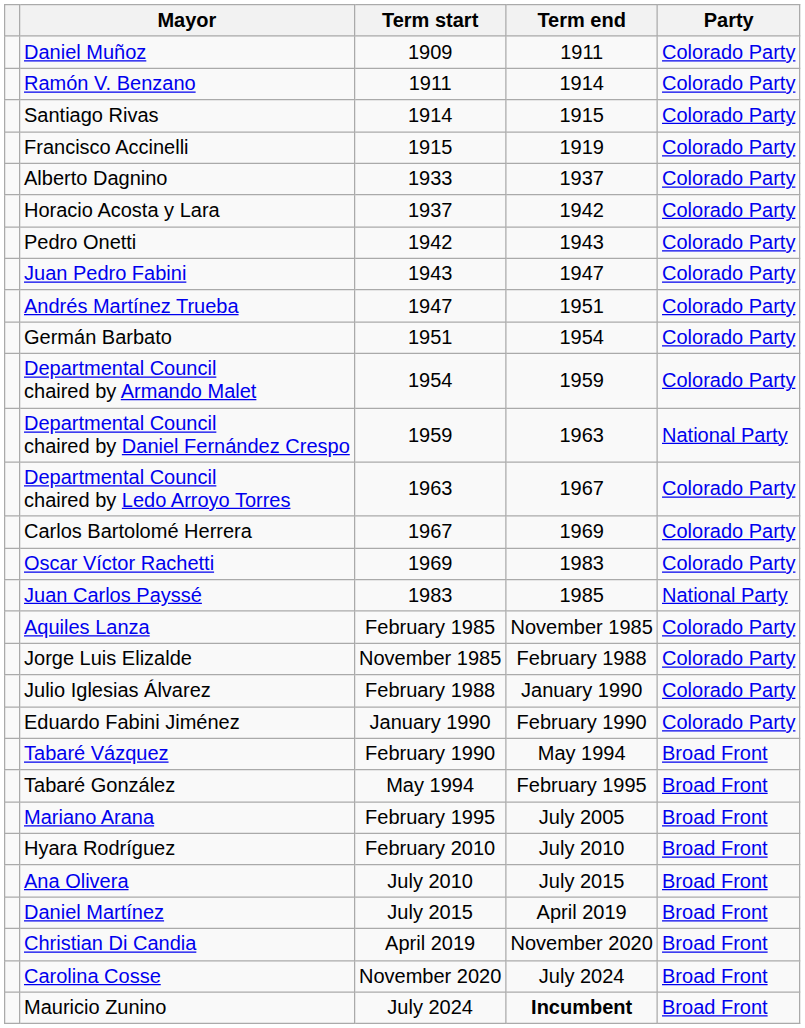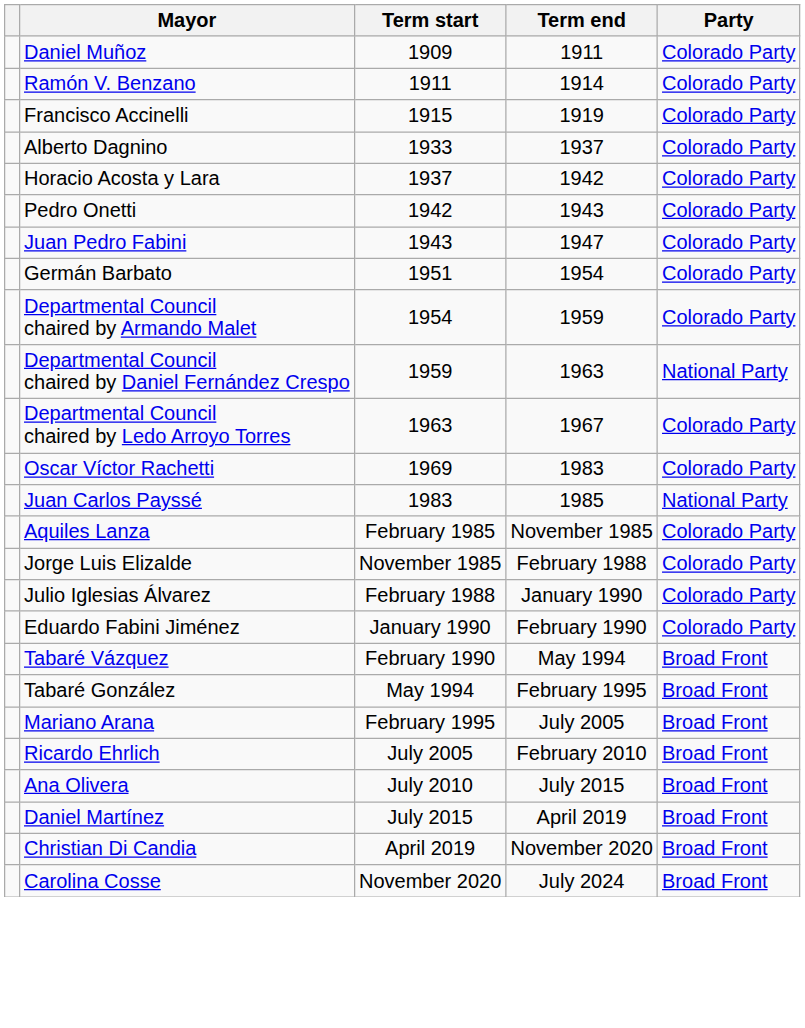- row: (91, 115)
- row: (131, 305)
- row: (138, 531)
+ row: (92, 753)
- row: (100, 849)
- row: (95, 1007)
